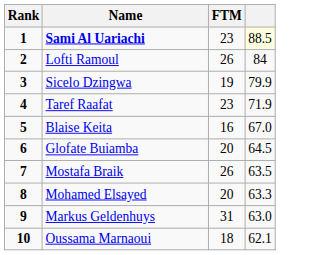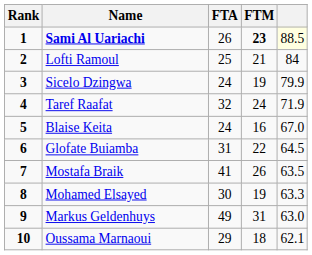+ column: (225, 16)
(227, 38) normal -> (259, 38) bold
(227, 60) 26 -> (259, 60) 21
(227, 105) 23 -> (259, 105) 24
(227, 150) 20 -> (259, 150) 22
(227, 194) 20 -> (259, 194) 19
